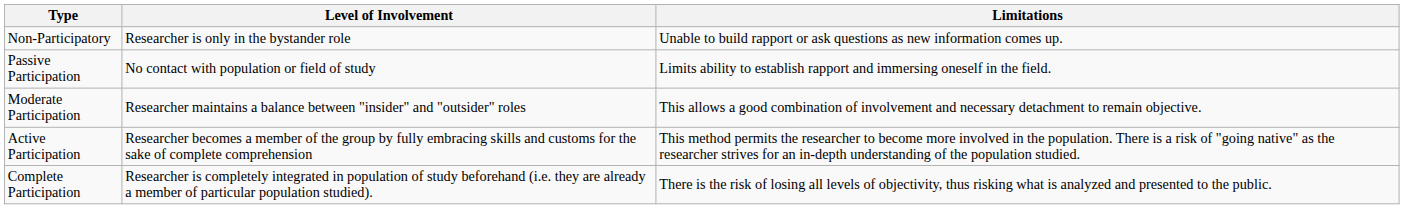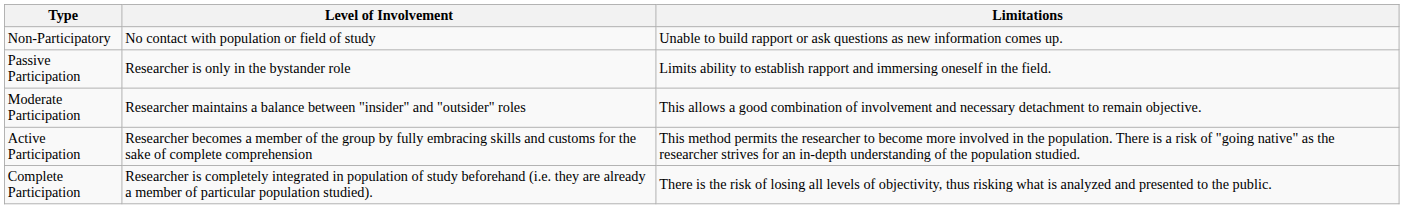(238, 38) Researcher is only in the bystander role -> (250, 38) No contact with population or field of study
(250, 68) No contact with population or field of study -> (238, 68) Researcher is only in the bystander role
